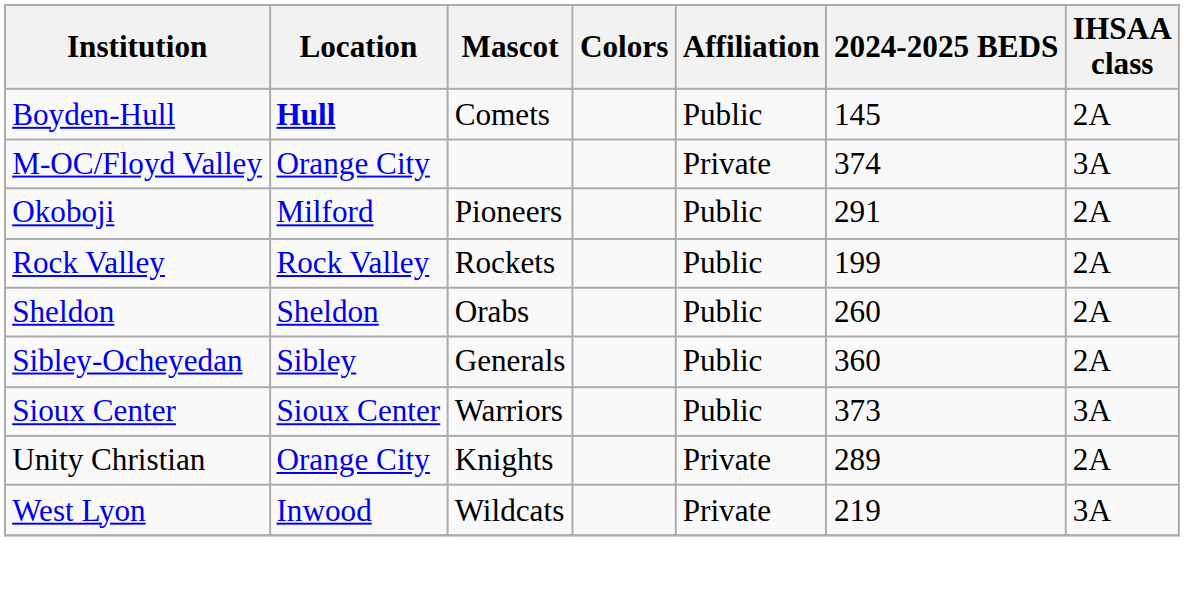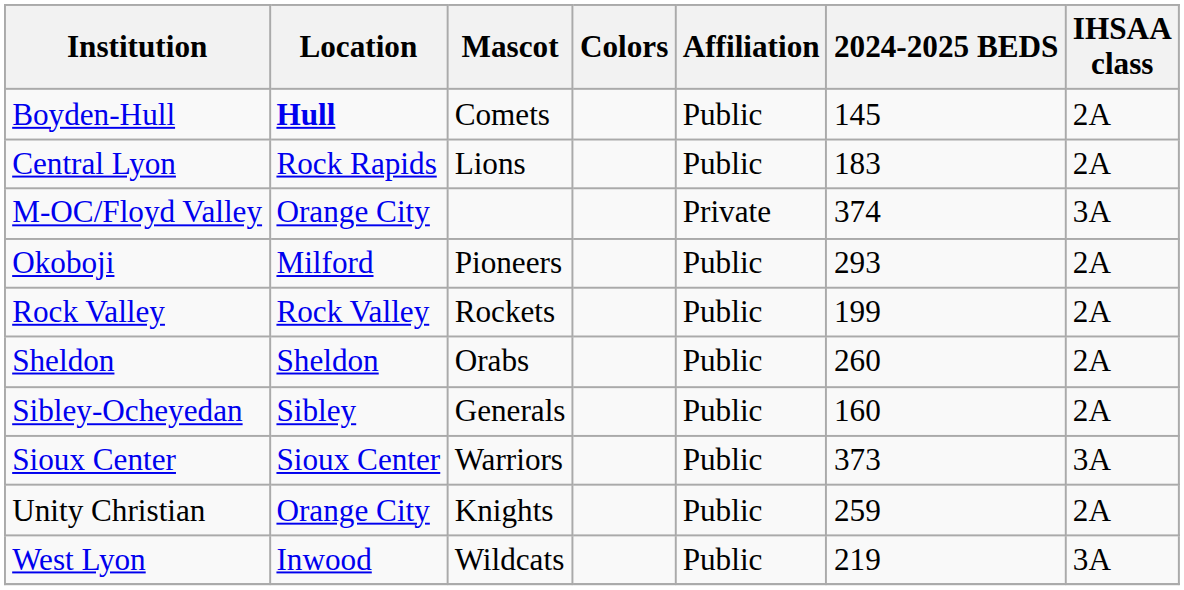+ row: (94, 163)
(857, 212) 291 -> (857, 262) 293
(857, 361) 360 -> (857, 410) 160
(727, 460) Private -> (723, 509) Public
(857, 460) 289 -> (857, 509) 259
(727, 509) Private -> (723, 559) Public
